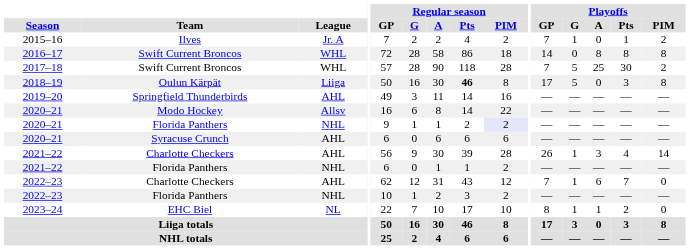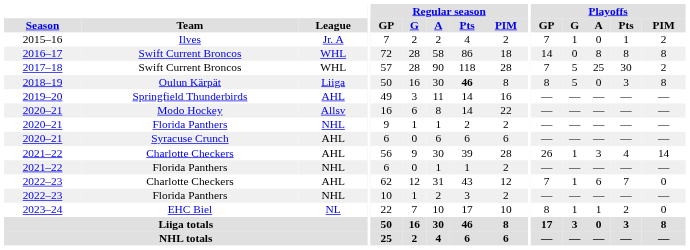(547, 82) 17 -> (547, 82) 8
(506, 124) lavender background -> (506, 124) no background
